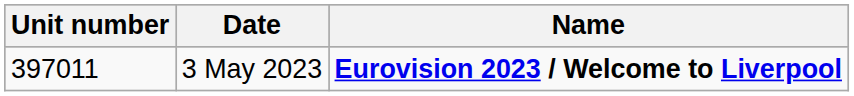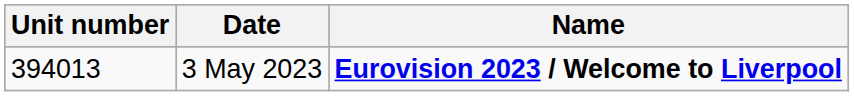(55, 68) 397011 -> (56, 68) 394013
